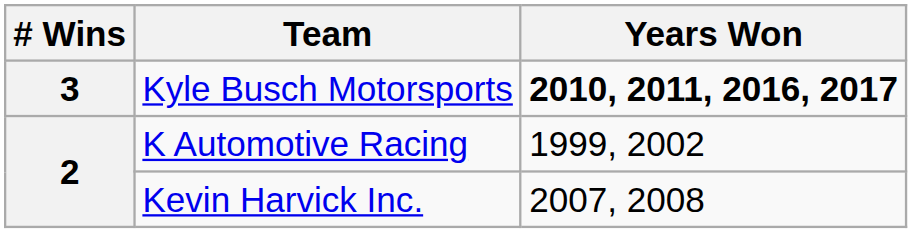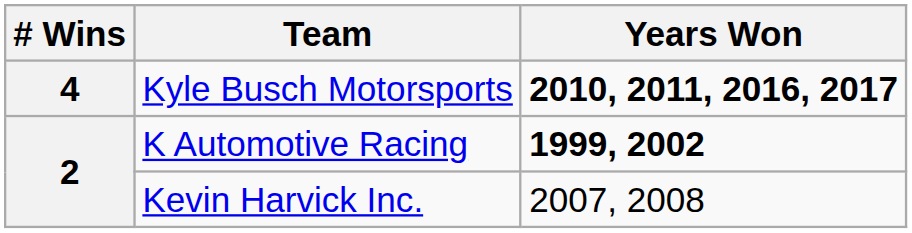(70, 89) 3 -> (70, 89) 4
(617, 144) normal -> (617, 144) bold
